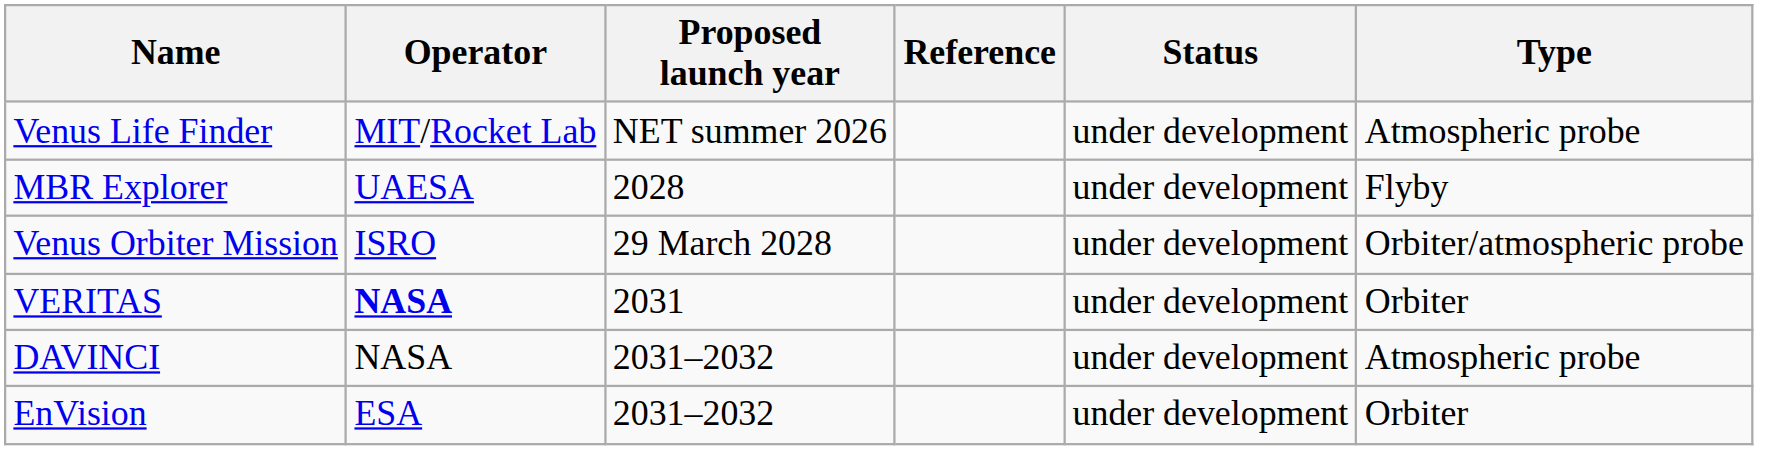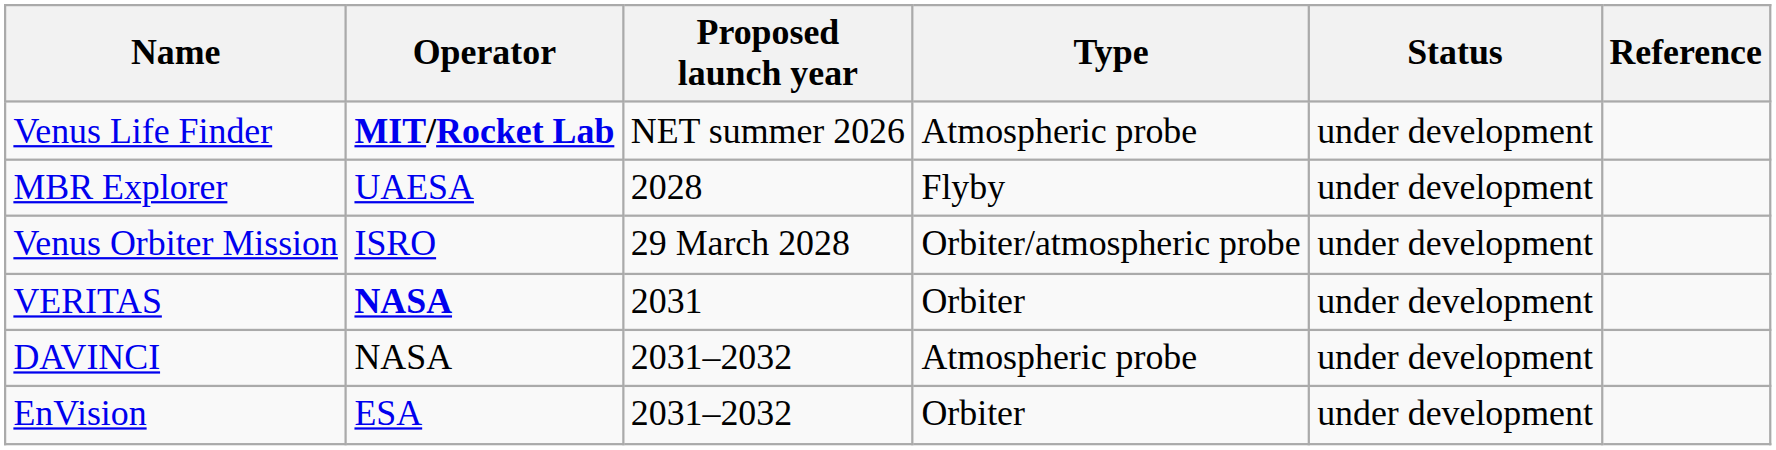columns swapped: (1554, 53) <-> (980, 53)
(475, 130) normal -> (484, 130) bold
